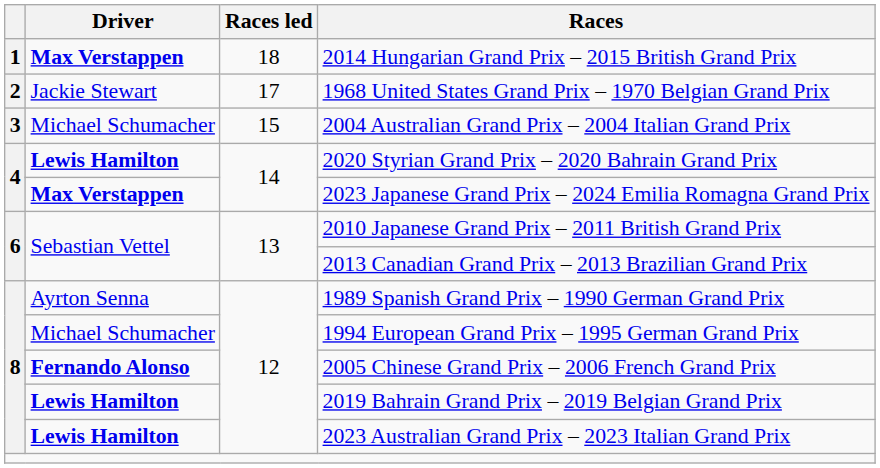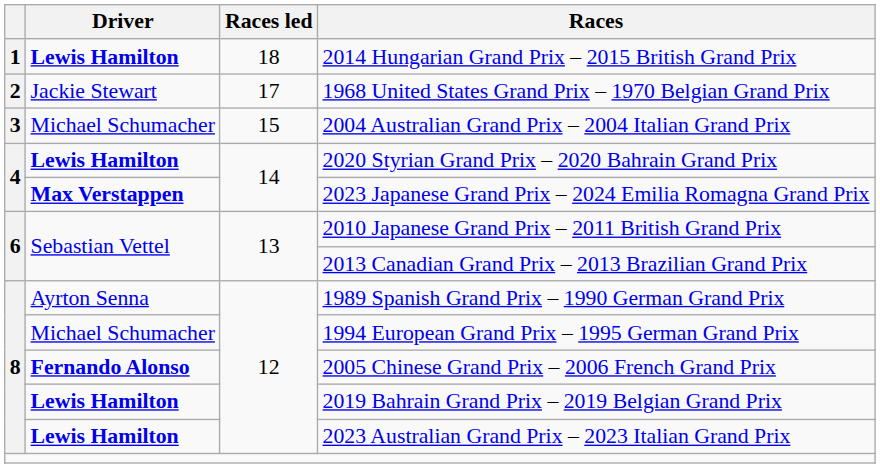(107, 56) Max Verstappen -> (105, 56) Lewis Hamilton
